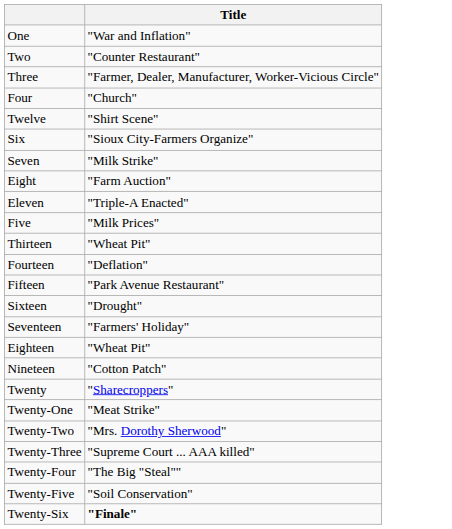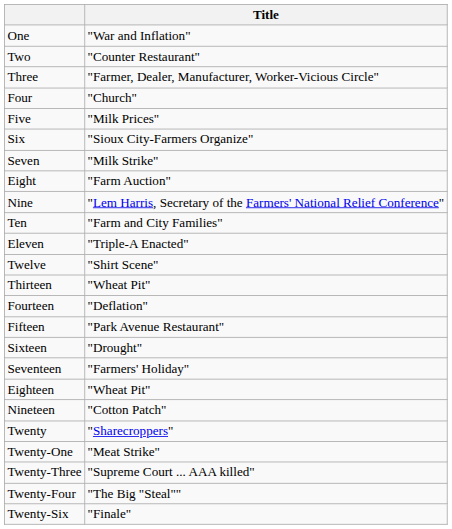rows swapped: (19, 222) <-> (27, 118)
+ row: (20, 202)
+ row: (17, 222)
- row: (41, 431)
- row: (41, 493)
(112, 514) bold -> (109, 514) normal
